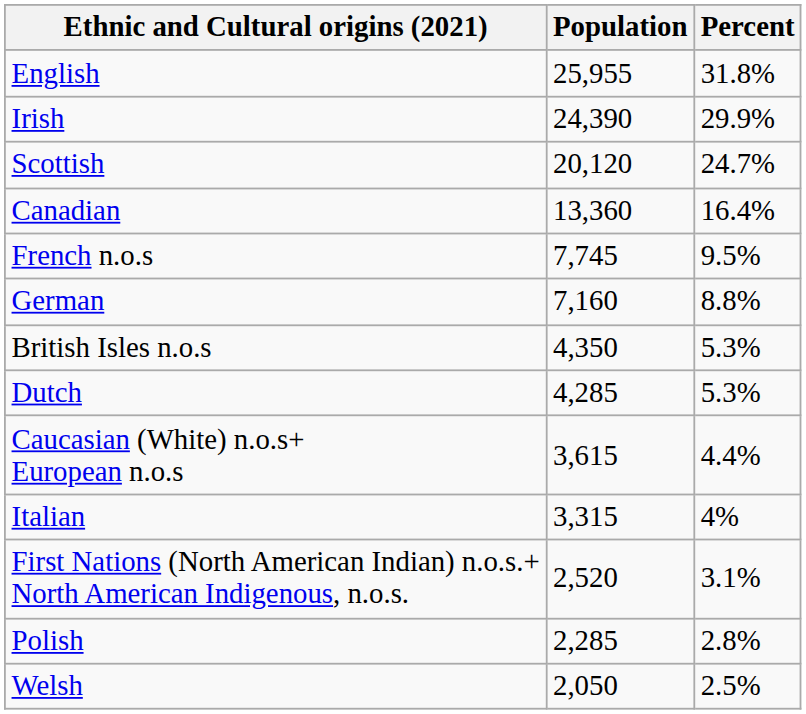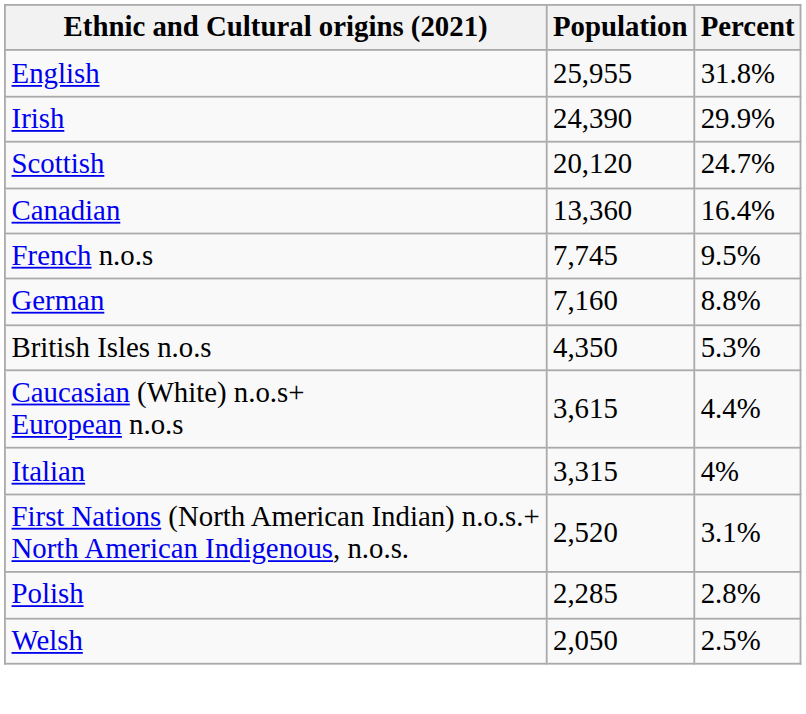- row: (47, 392)
